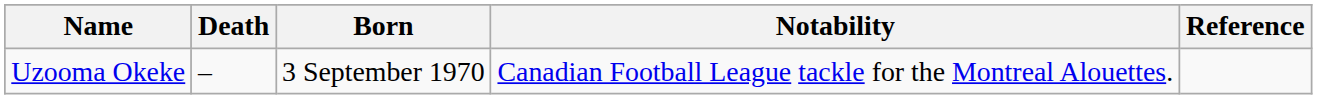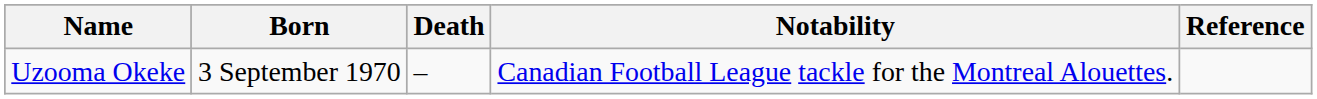columns swapped: (383, 26) <-> (234, 26)
